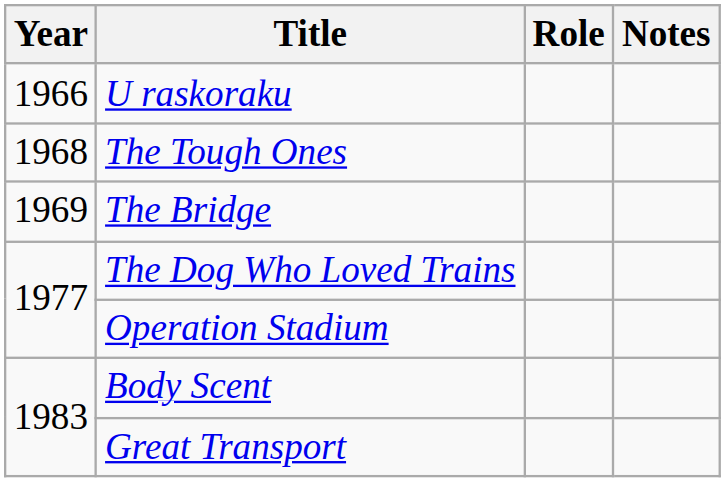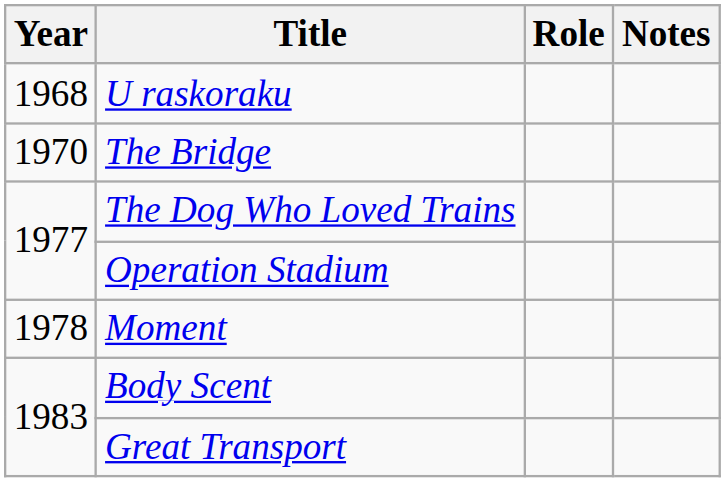(51, 92) 1966 -> (51, 92) 1968
- row: (226, 151)
(51, 210) 1969 -> (51, 151) 1970
+ row: (166, 328)
